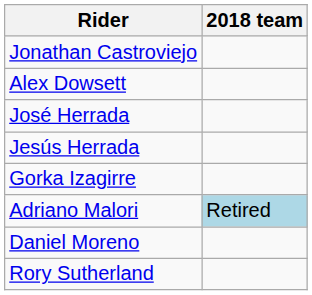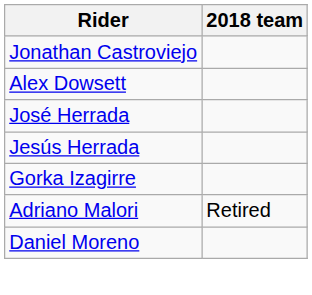(239, 210) lightblue background -> (239, 210) no background
- row: (82, 274)
